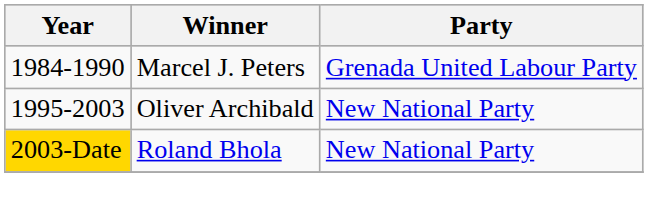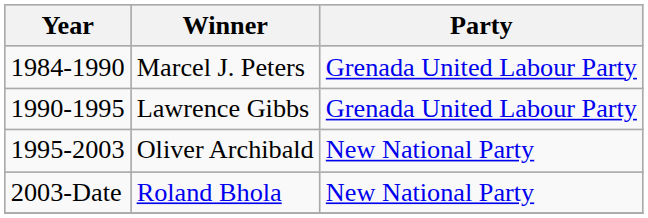+ row: (223, 108)
(66, 150) gold background -> (66, 191) no background
